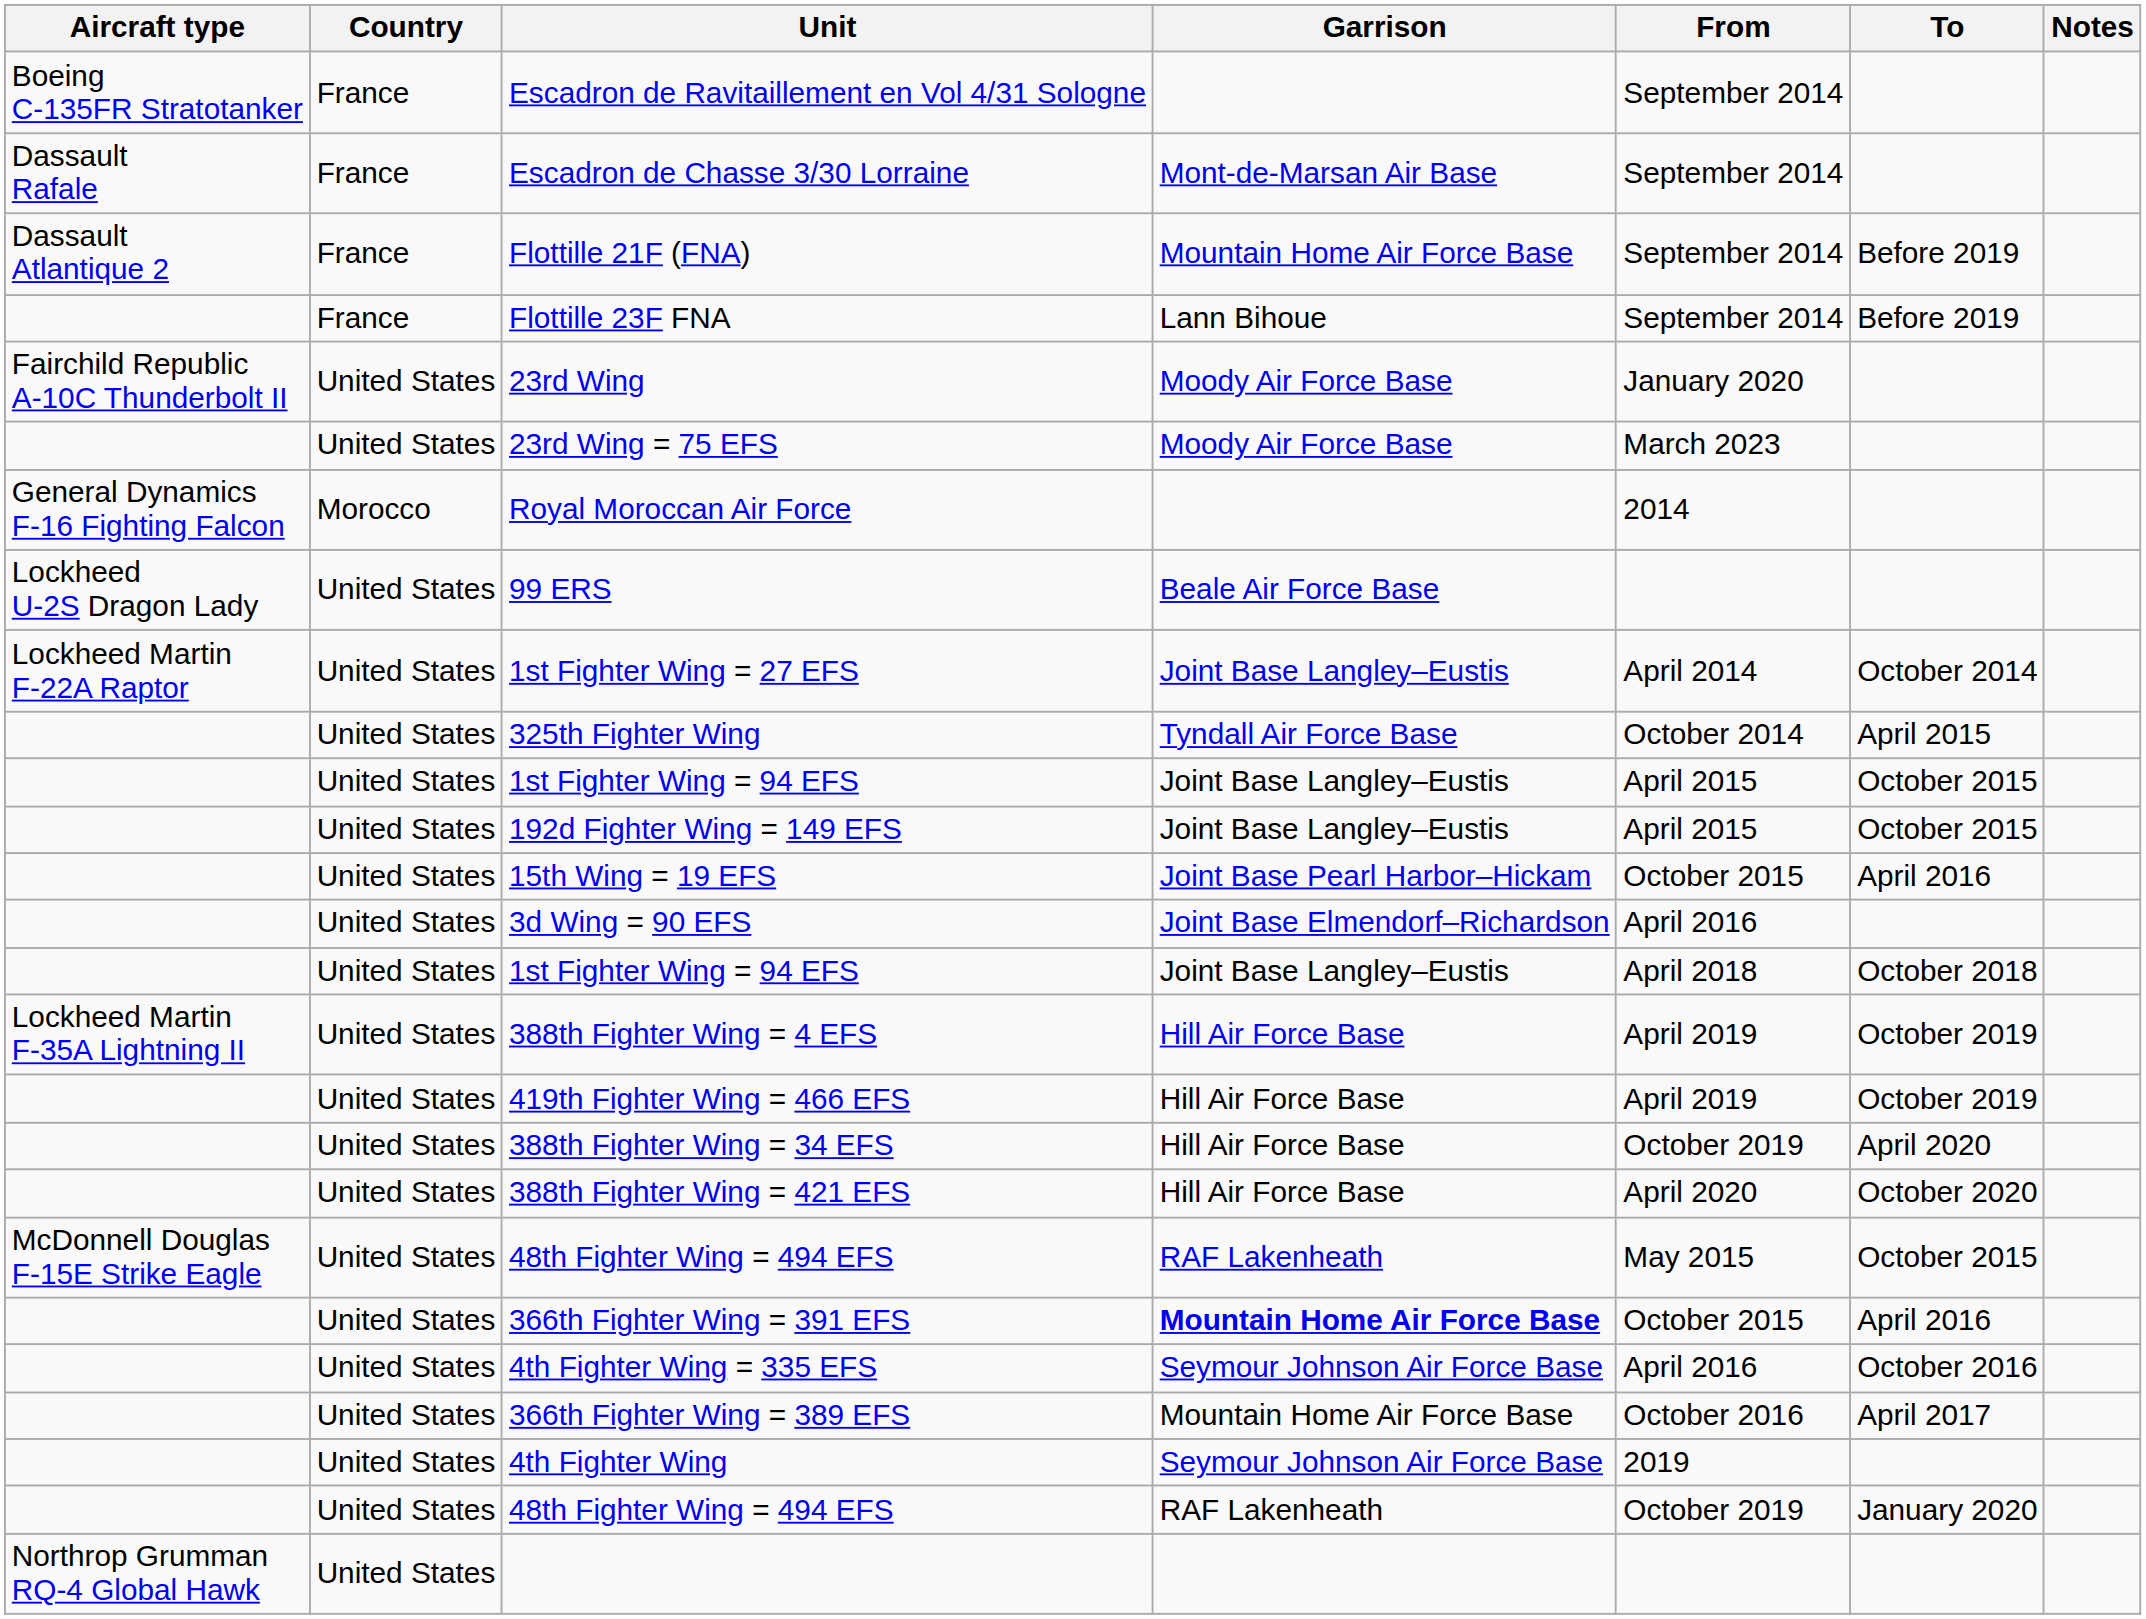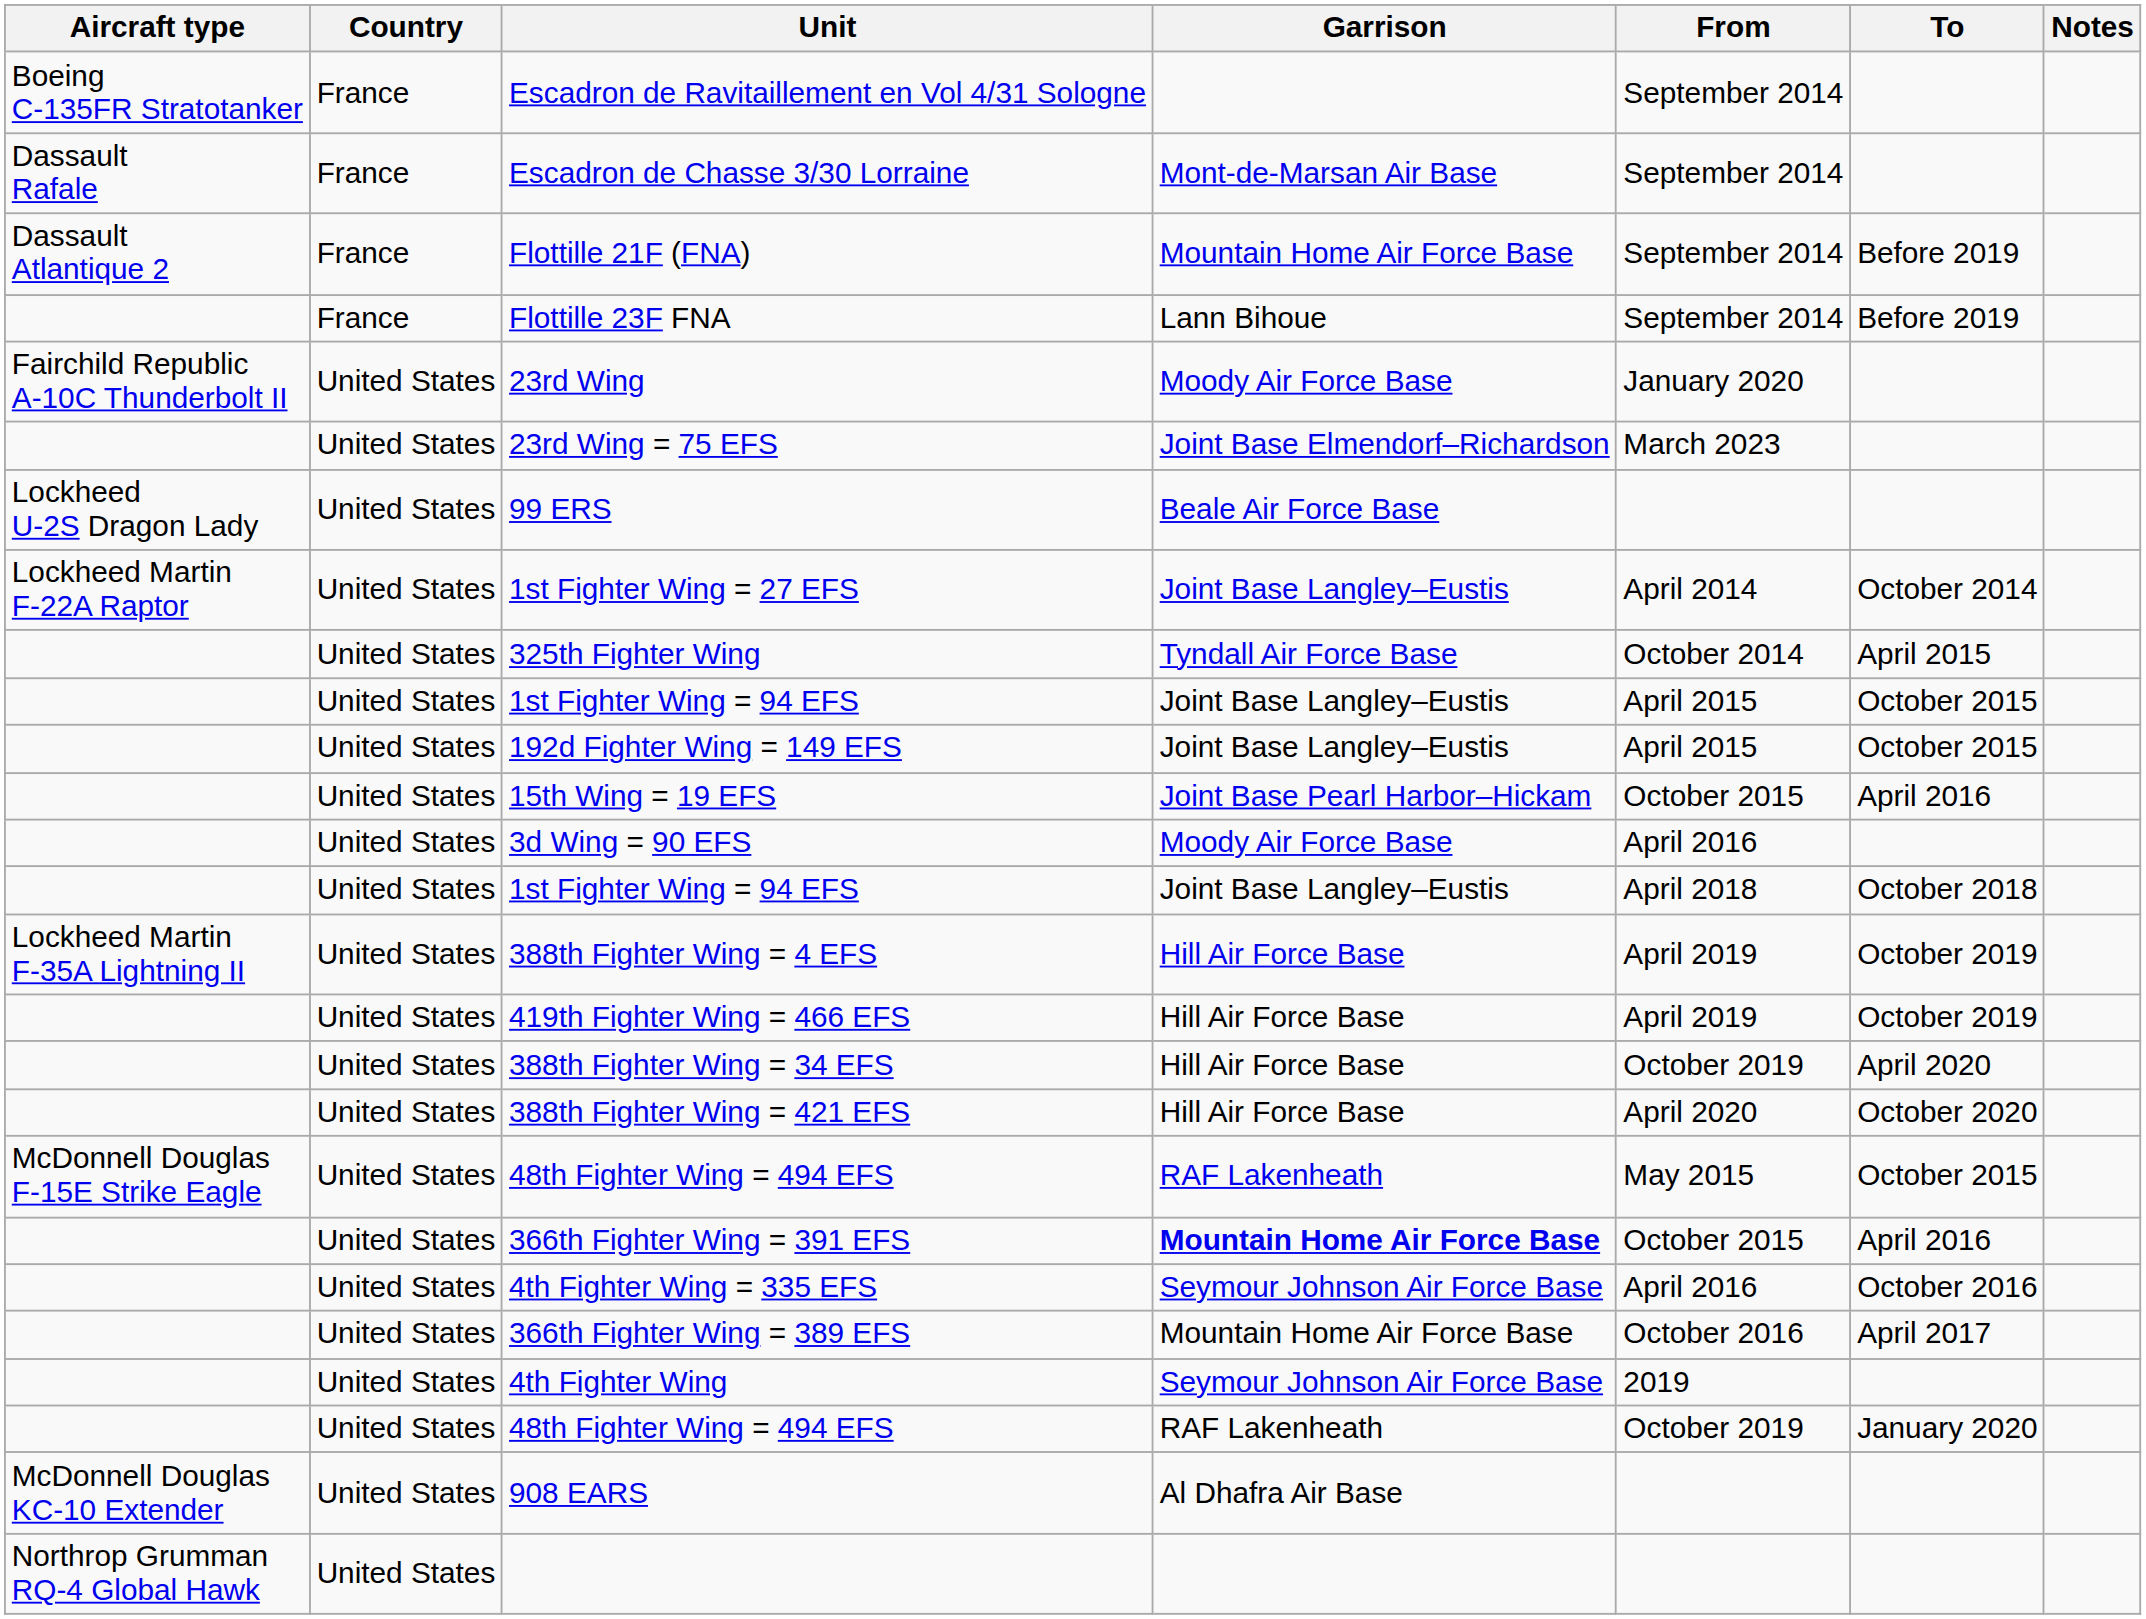(1306, 445) Moody Air Force Base -> (1385, 445) Joint Base Elmendorf–Richardson
- row: (148, 509)
(1385, 923) Joint Base Elmendorf–Richardson -> (1306, 842) Moody Air Force Base
+ row: (141, 1492)
